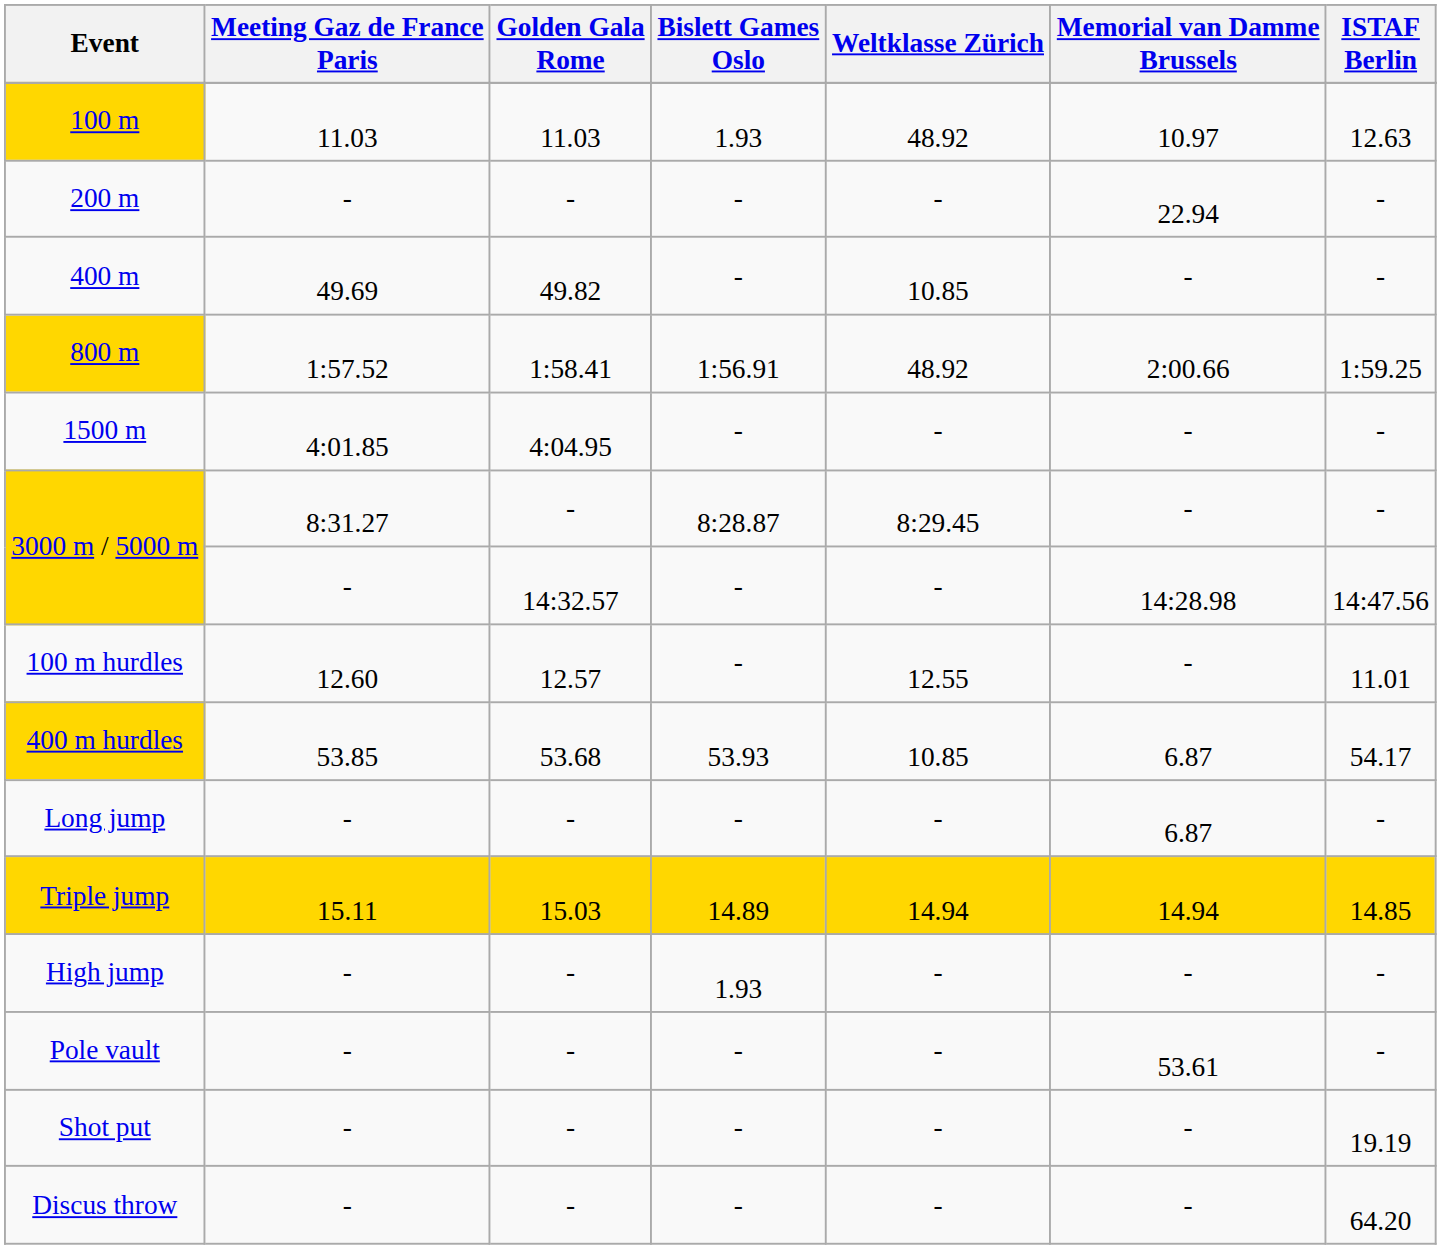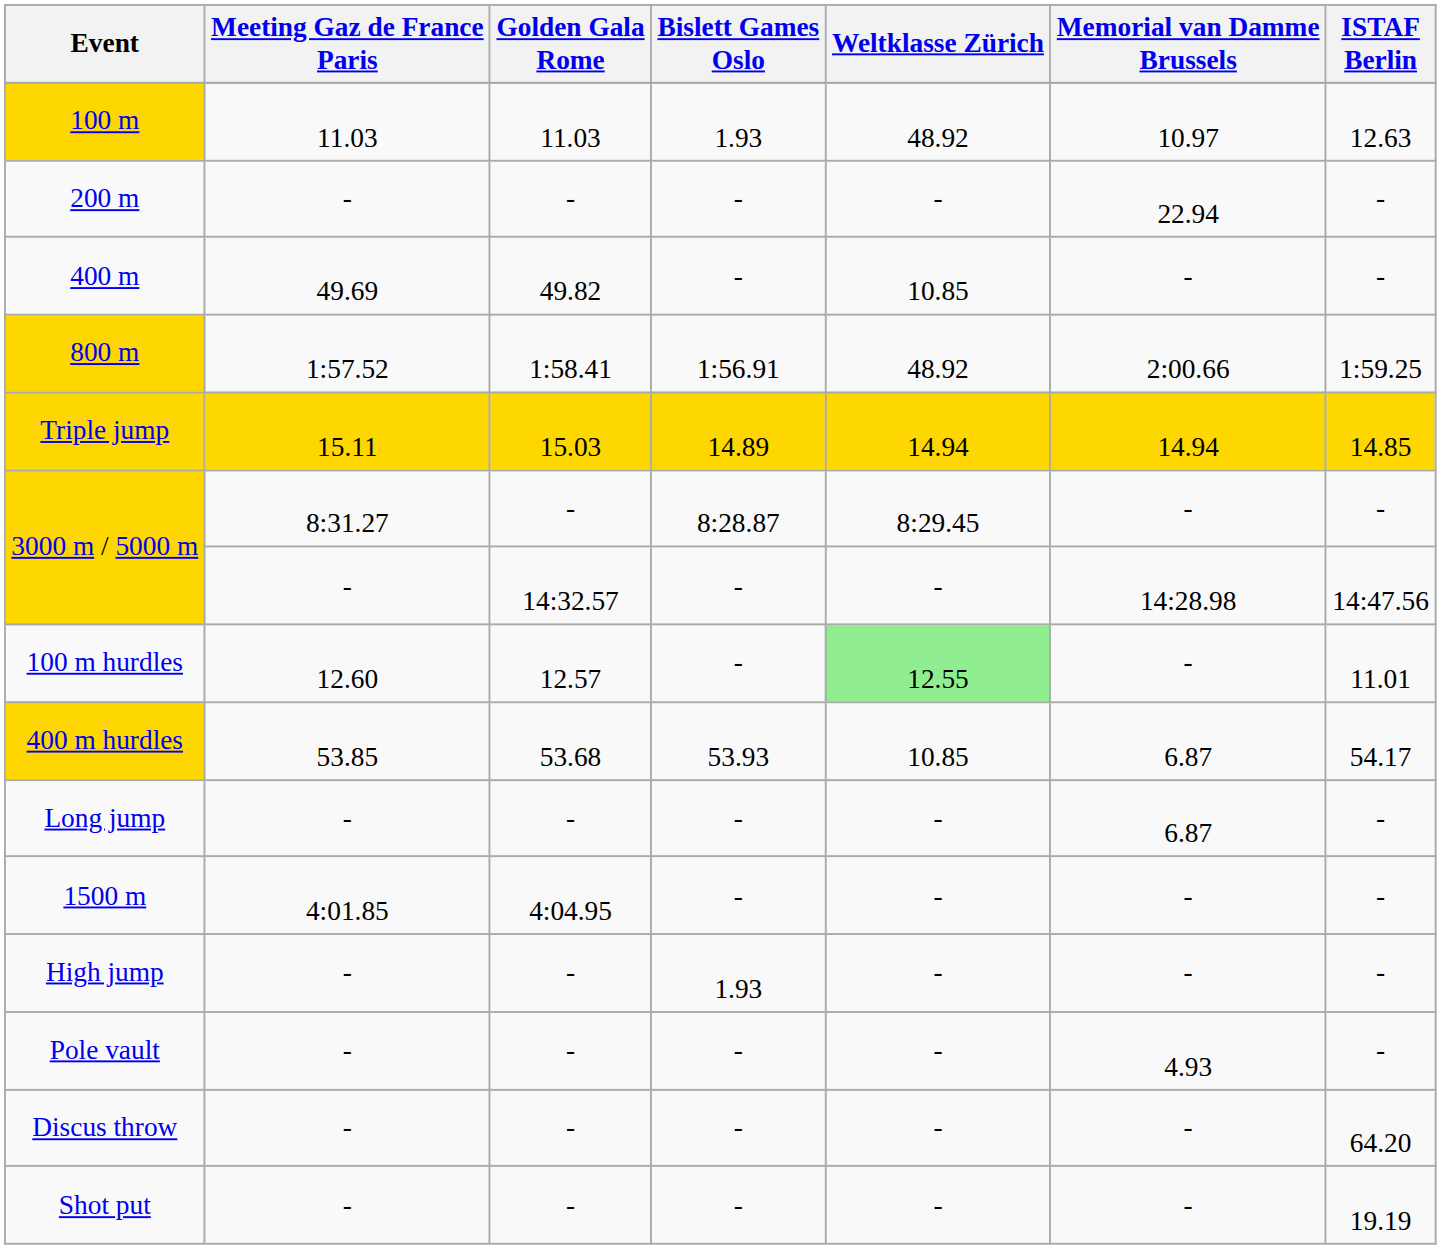rows swapped: (105, 430) <-> (105, 895)
(938, 679) no background -> (938, 679) lightgreen background
(1188, 1066) 53.61 -> (1188, 1066) 4.93
rows swapped: (105, 1204) <-> (105, 1127)
